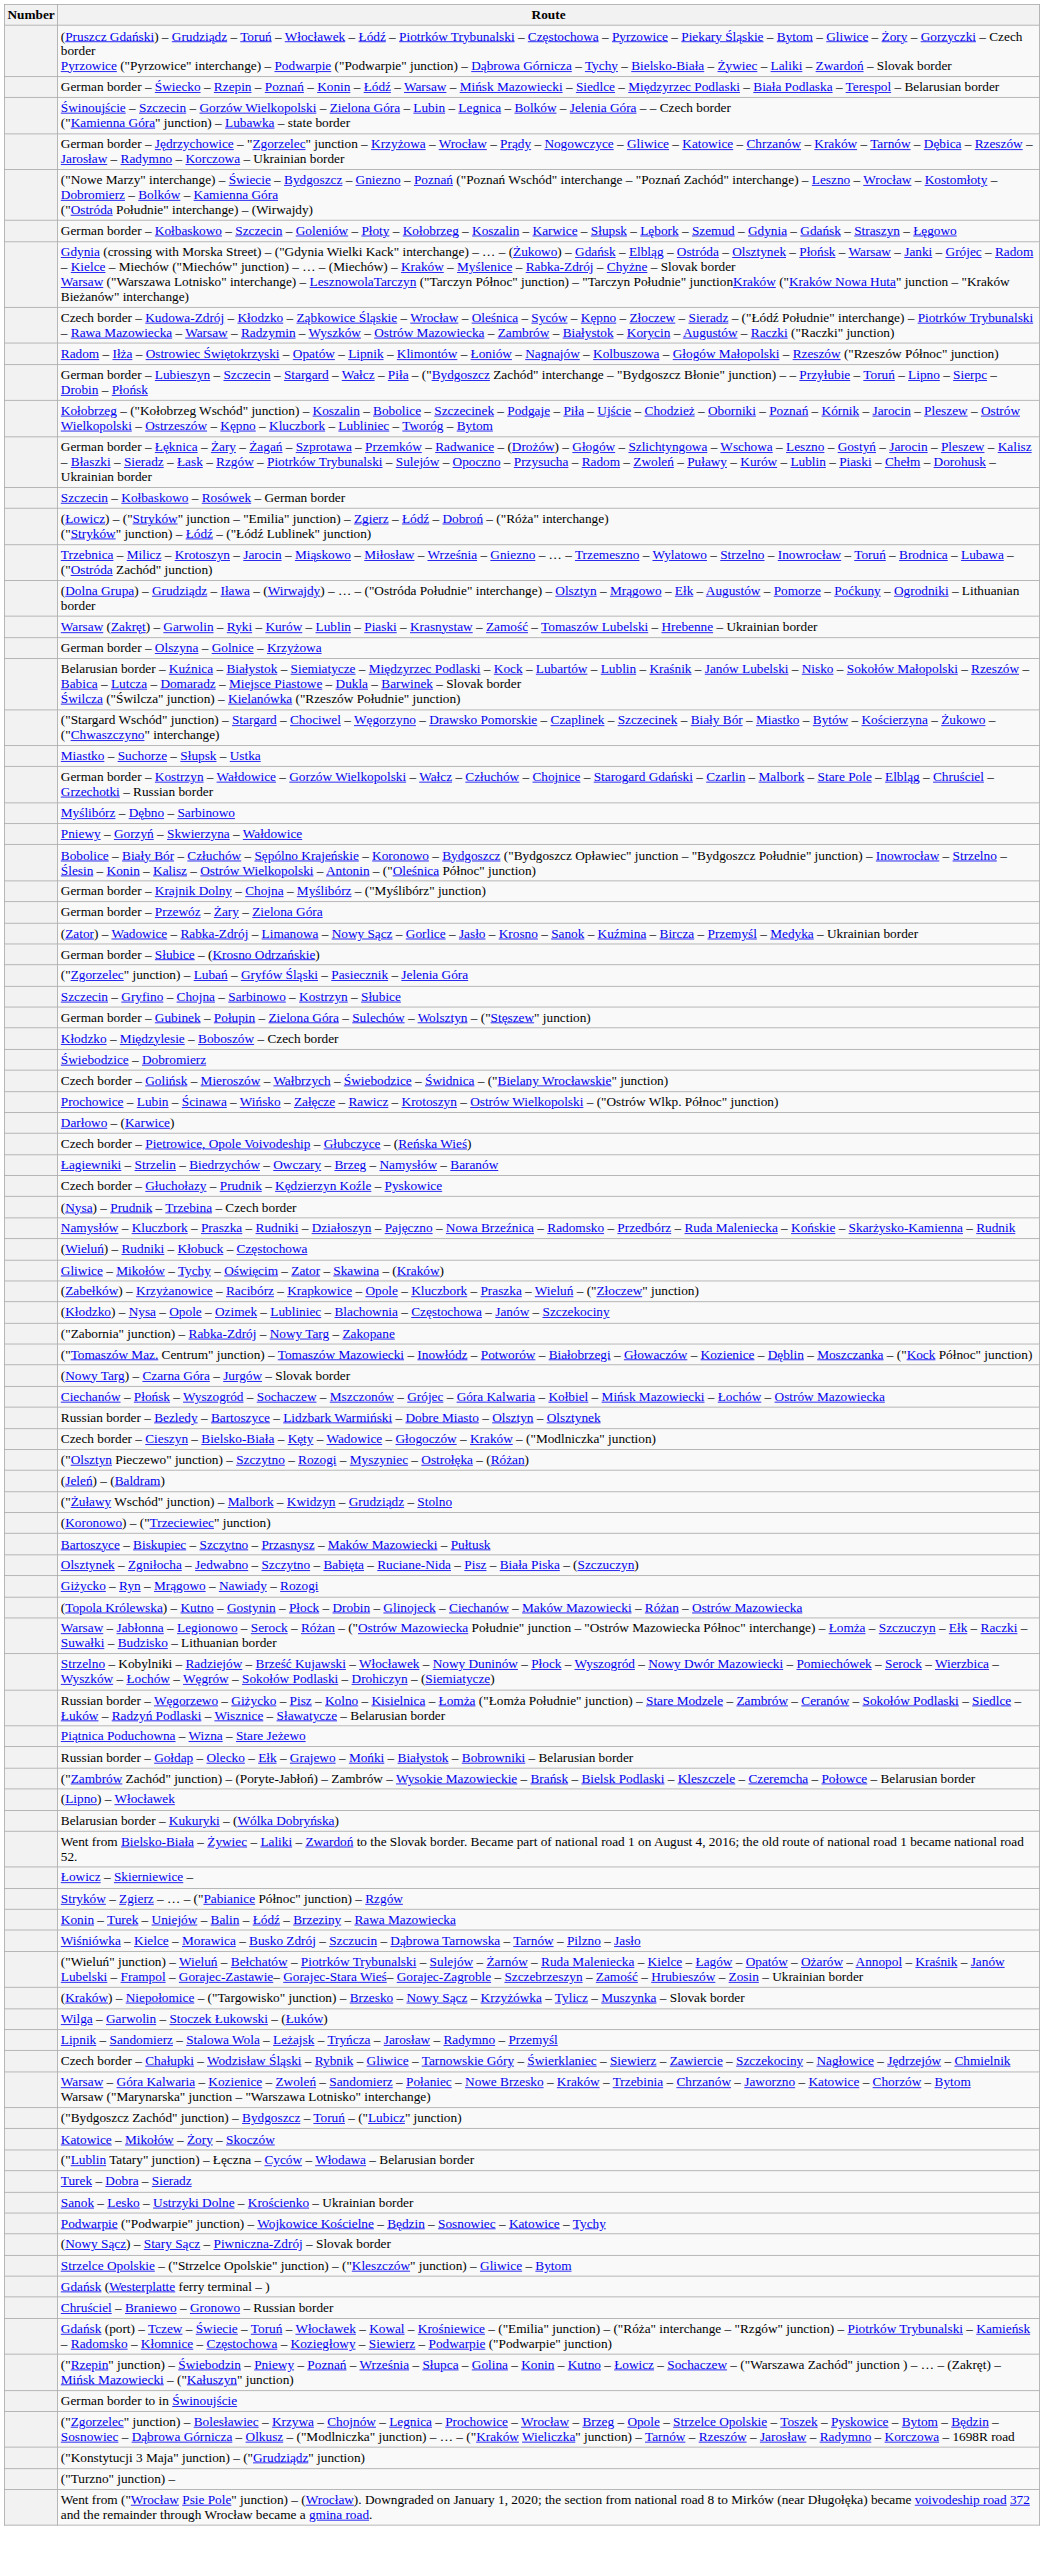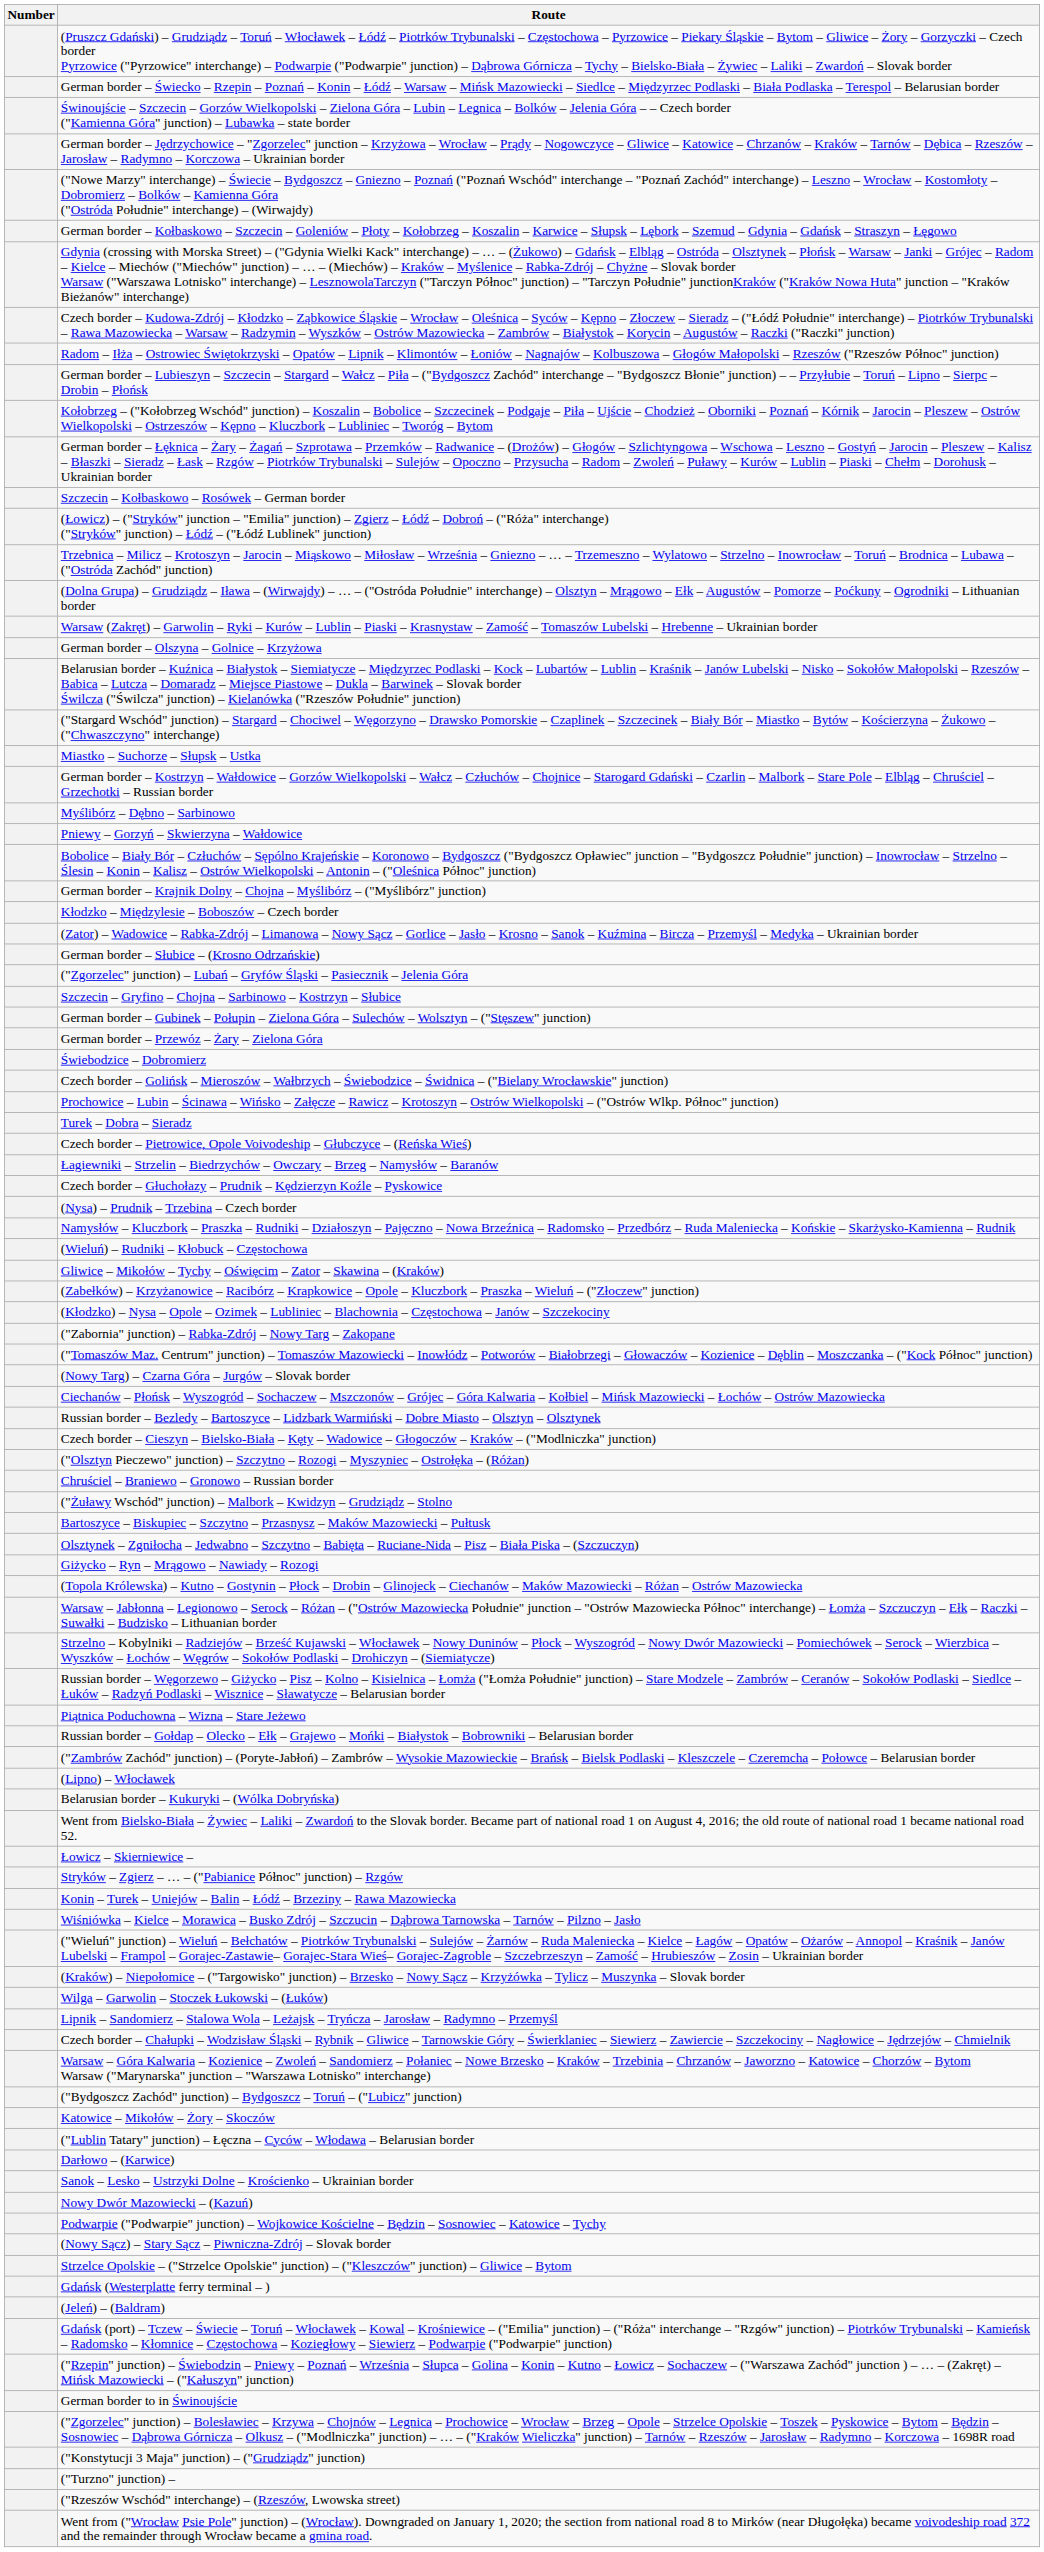rows swapped: (192, 912) <-> (200, 1038)
rows swapped: (118, 1122) <-> (126, 2181)
rows swapped: (197, 2307) <-> (113, 1481)
- row: (166, 1523)
+ row: (157, 2202)
+ row: (230, 2500)
